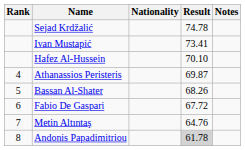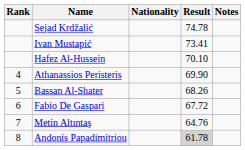(197, 75) 69.87 -> (197, 75) 69.90
